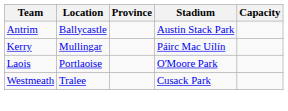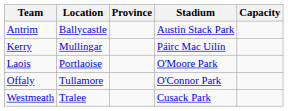+ row: (21, 81)
